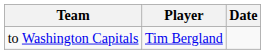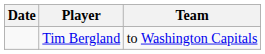columns swapped: (243, 15) <-> (73, 15)
